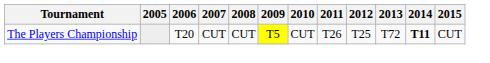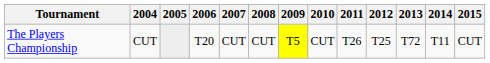+ column: (145, 14)
(420, 34) bold -> (440, 41) normal
